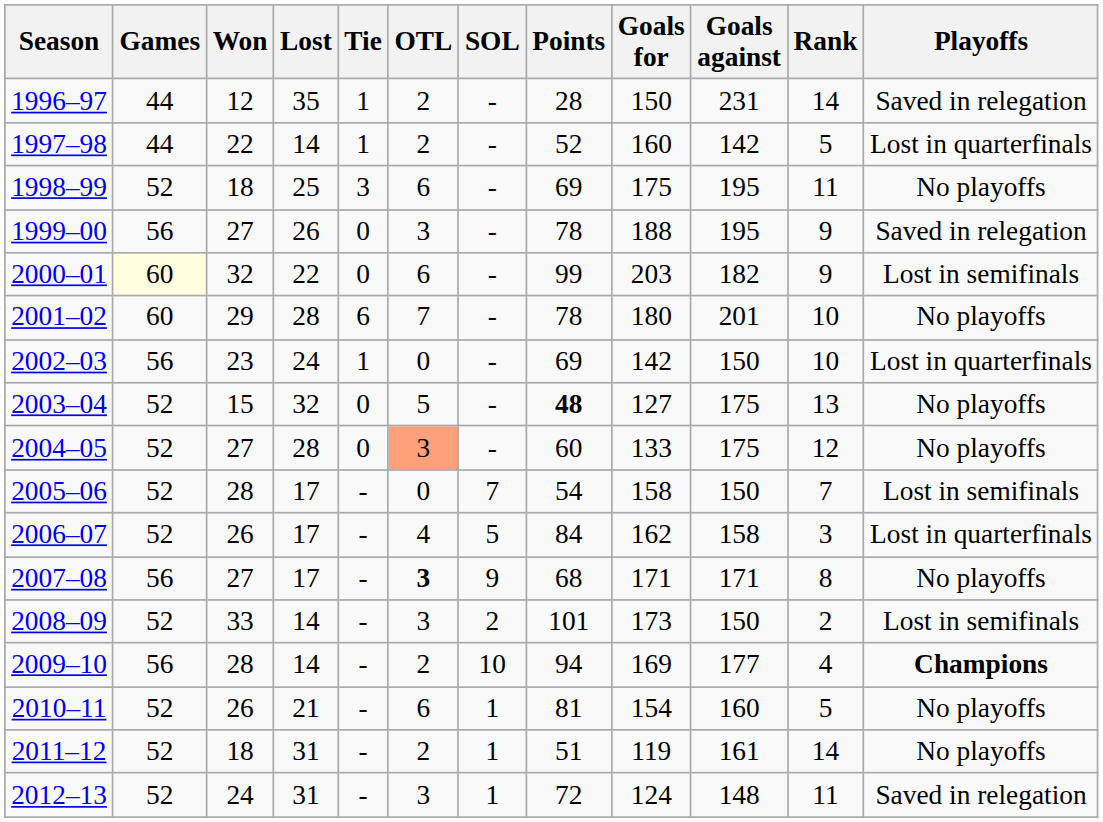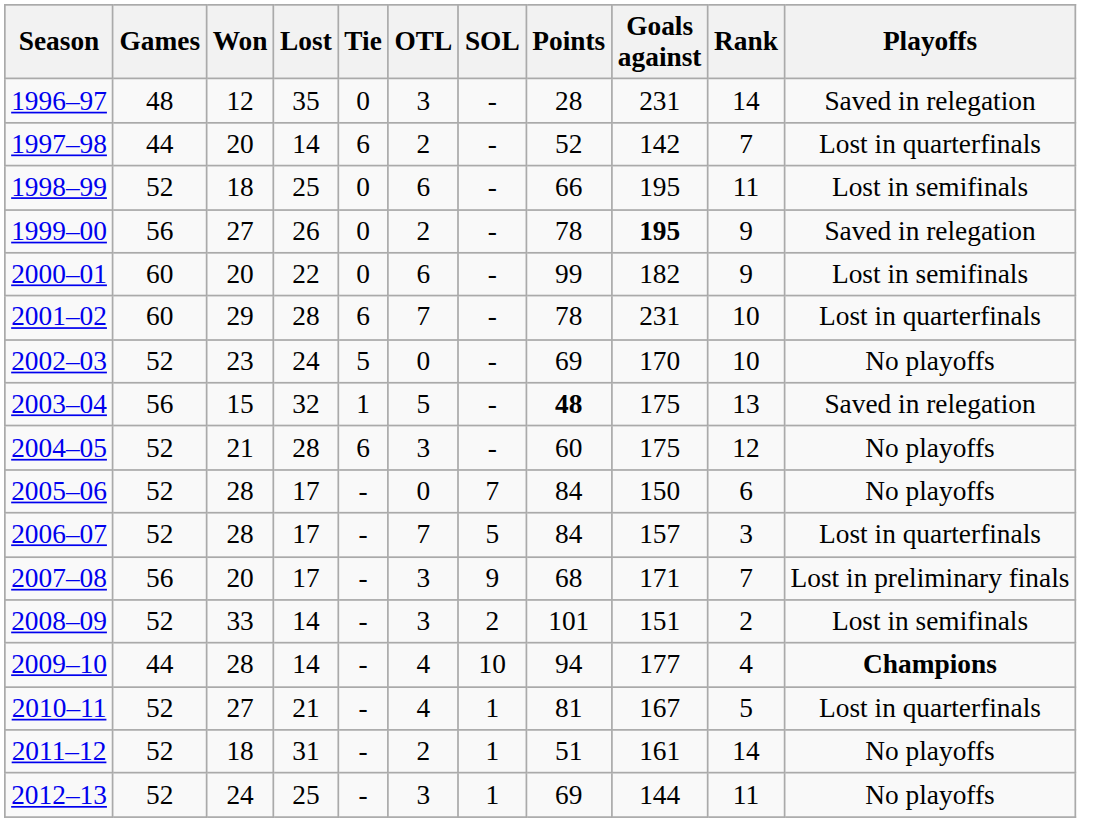- column: (651, 41)
(160, 100) 44 -> (160, 100) 48
(363, 100) 1 -> (363, 100) 0
(423, 100) 2 -> (423, 100) 3
(240, 143) 22 -> (240, 143) 20
(363, 143) 1 -> (363, 143) 6
(826, 143) 5 -> (746, 143) 7
(363, 187) 3 -> (363, 187) 0
(569, 187) 69 -> (569, 187) 66
(981, 187) No playoffs -> (930, 187) Lost in semifinals
(423, 230) 3 -> (423, 230) 2
(739, 230) normal -> (660, 230) bold
(160, 273) lightyellow background -> (160, 273) no background
(240, 273) 32 -> (240, 273) 20
(739, 317) 201 -> (660, 317) 231
(981, 317) No playoffs -> (930, 317) Lost in quarterfinals
(160, 360) 56 -> (160, 360) 52
(363, 360) 1 -> (363, 360) 5
(739, 360) 150 -> (660, 360) 170
(981, 360) Lost in quarterfinals -> (930, 360) No playoffs
(160, 404) 52 -> (160, 404) 56
(363, 404) 0 -> (363, 404) 1
(981, 404) No playoffs -> (930, 404) Saved in relegation
(240, 447) 27 -> (240, 447) 21
(363, 447) 0 -> (363, 447) 6
(423, 447) lightsalmon background -> (423, 447) no background
(569, 490) 54 -> (569, 490) 84
(826, 490) 7 -> (746, 490) 6
(981, 490) Lost in semifinals -> (930, 490) No playoffs
(240, 534) 26 -> (240, 534) 28
(423, 534) 4 -> (423, 534) 7
(739, 534) 158 -> (660, 534) 157
(240, 577) 27 -> (240, 577) 20
(423, 577) bold -> (423, 577) normal
(826, 577) 8 -> (746, 577) 7
(981, 577) No playoffs -> (930, 577) Lost in preliminary finals
(739, 621) 150 -> (660, 621) 151
(160, 664) 56 -> (160, 664) 44
(423, 664) 2 -> (423, 664) 4
(240, 707) 26 -> (240, 707) 27
(423, 707) 6 -> (423, 707) 4
(739, 707) 160 -> (660, 707) 167
(981, 707) No playoffs -> (930, 707) Lost in quarterfinals
(306, 794) 31 -> (306, 794) 25
(569, 794) 72 -> (569, 794) 69
(739, 794) 148 -> (660, 794) 144
(981, 794) Saved in relegation -> (930, 794) No playoffs
